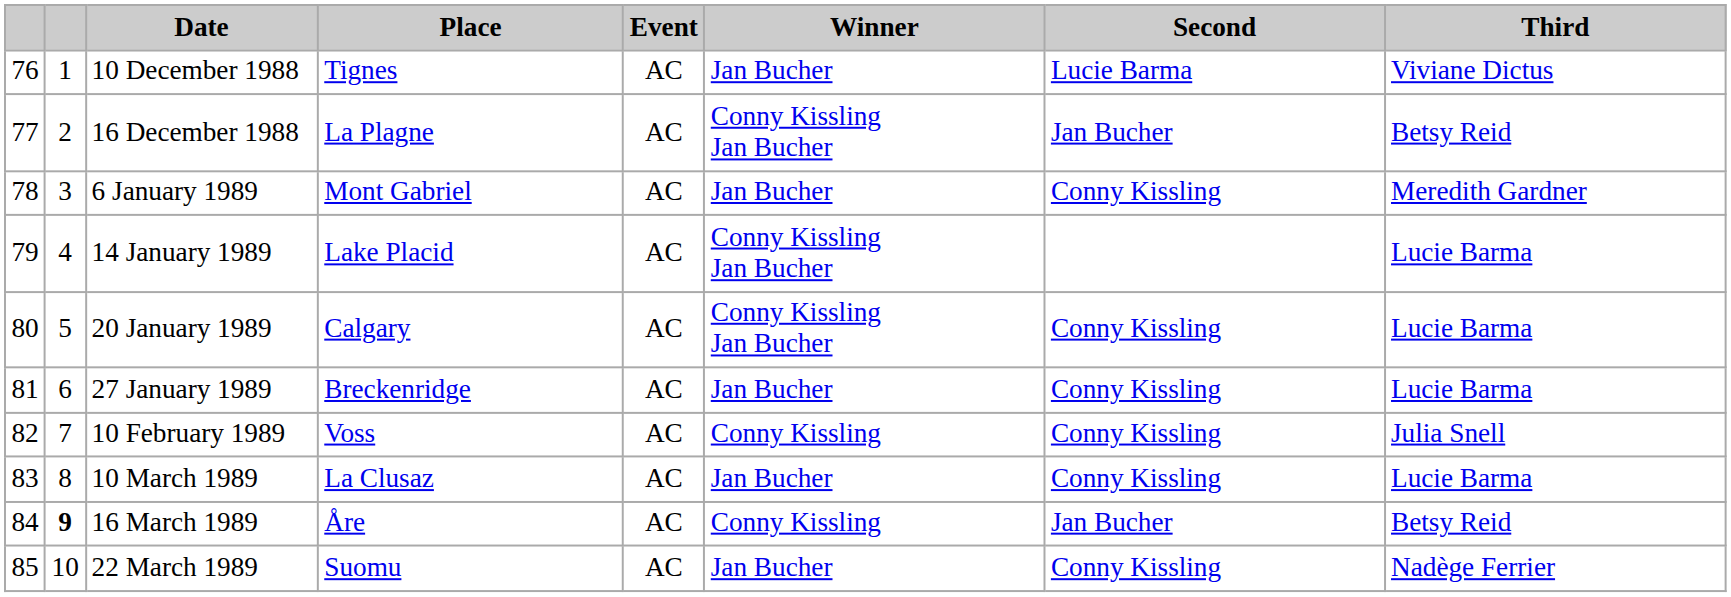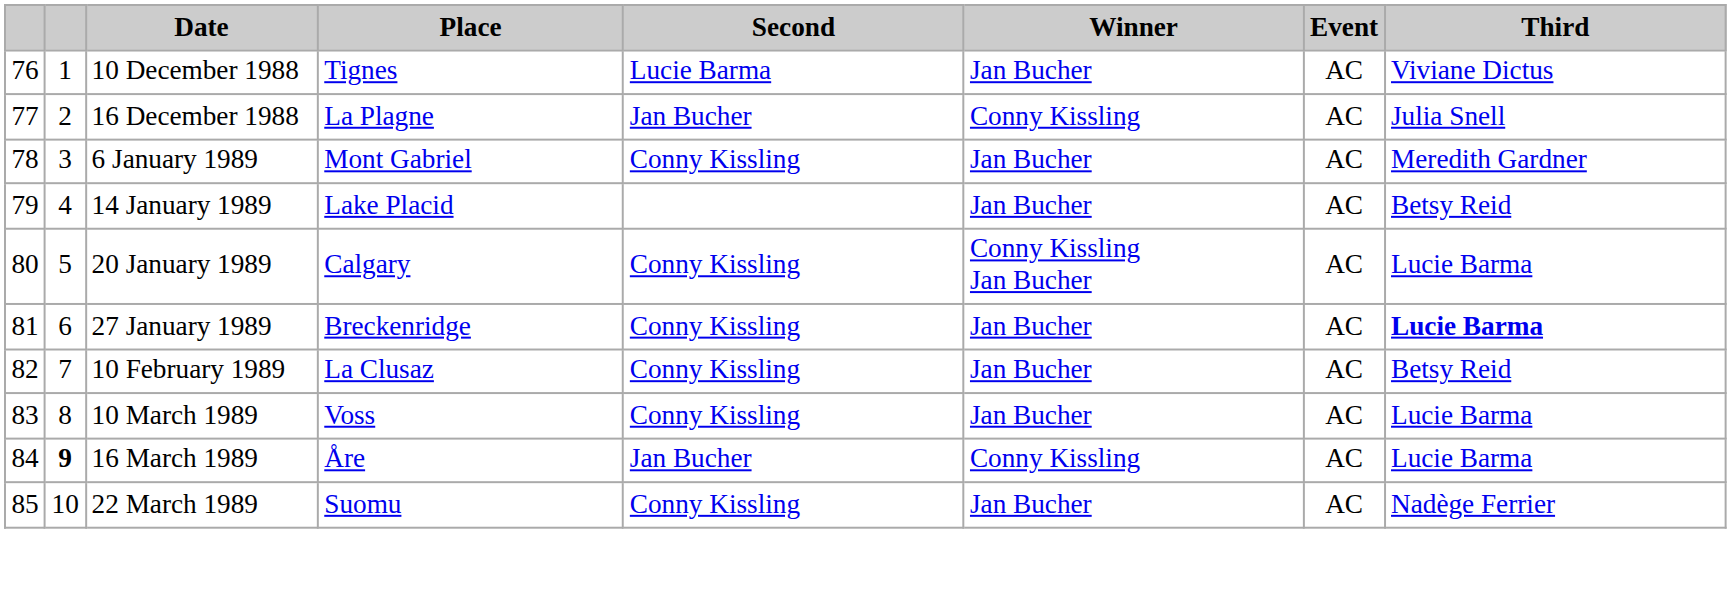columns swapped: (664, 26) <-> (1215, 26)
(796, 131) Conny Kissling Jan Bucher -> (1055, 115) Conny Kissling
(1451, 131) Betsy Reid -> (1448, 115) Julia Snell
(796, 252) Conny Kissling Jan Bucher -> (1031, 204) Jan Bucher
(1462, 252) Lucie Barma -> (1451, 204) Betsy Reid
(1462, 388) normal -> (1467, 325) bold
(350, 433) Voss -> (379, 370) La Clusaz
(796, 433) Conny Kissling -> (1031, 370) Jan Bucher
(1448, 433) Julia Snell -> (1451, 370) Betsy Reid
(379, 477) La Clusaz -> (350, 414) Voss
(1451, 522) Betsy Reid -> (1462, 459) Lucie Barma
